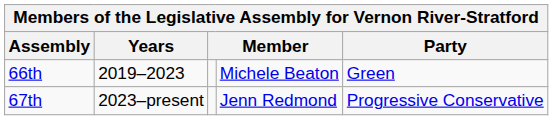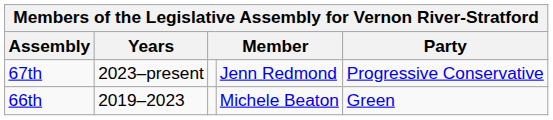rows swapped: (25, 73) <-> (25, 100)
